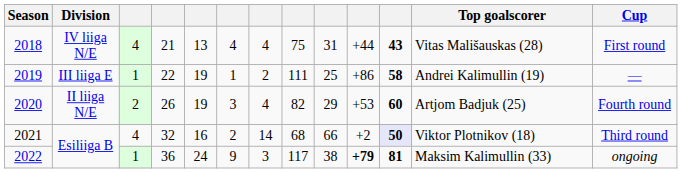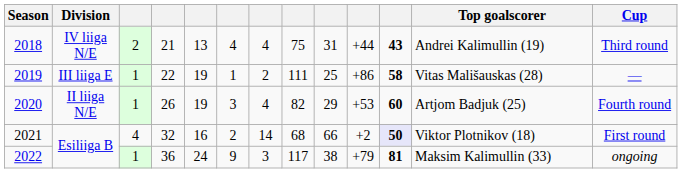(135, 45) 4 -> (135, 45) 2
(479, 45) Vitas Mališauskas (28) -> (480, 45) Andrei Kalimullin (19)
(635, 45) First round -> (635, 45) Third round
(480, 75) Andrei Kalimullin (19) -> (479, 75) Vitas Mališauskas (28)
(135, 105) 2 -> (135, 105) 1
(635, 135) Third round -> (635, 135) First round
(363, 157) bold -> (363, 157) normal
